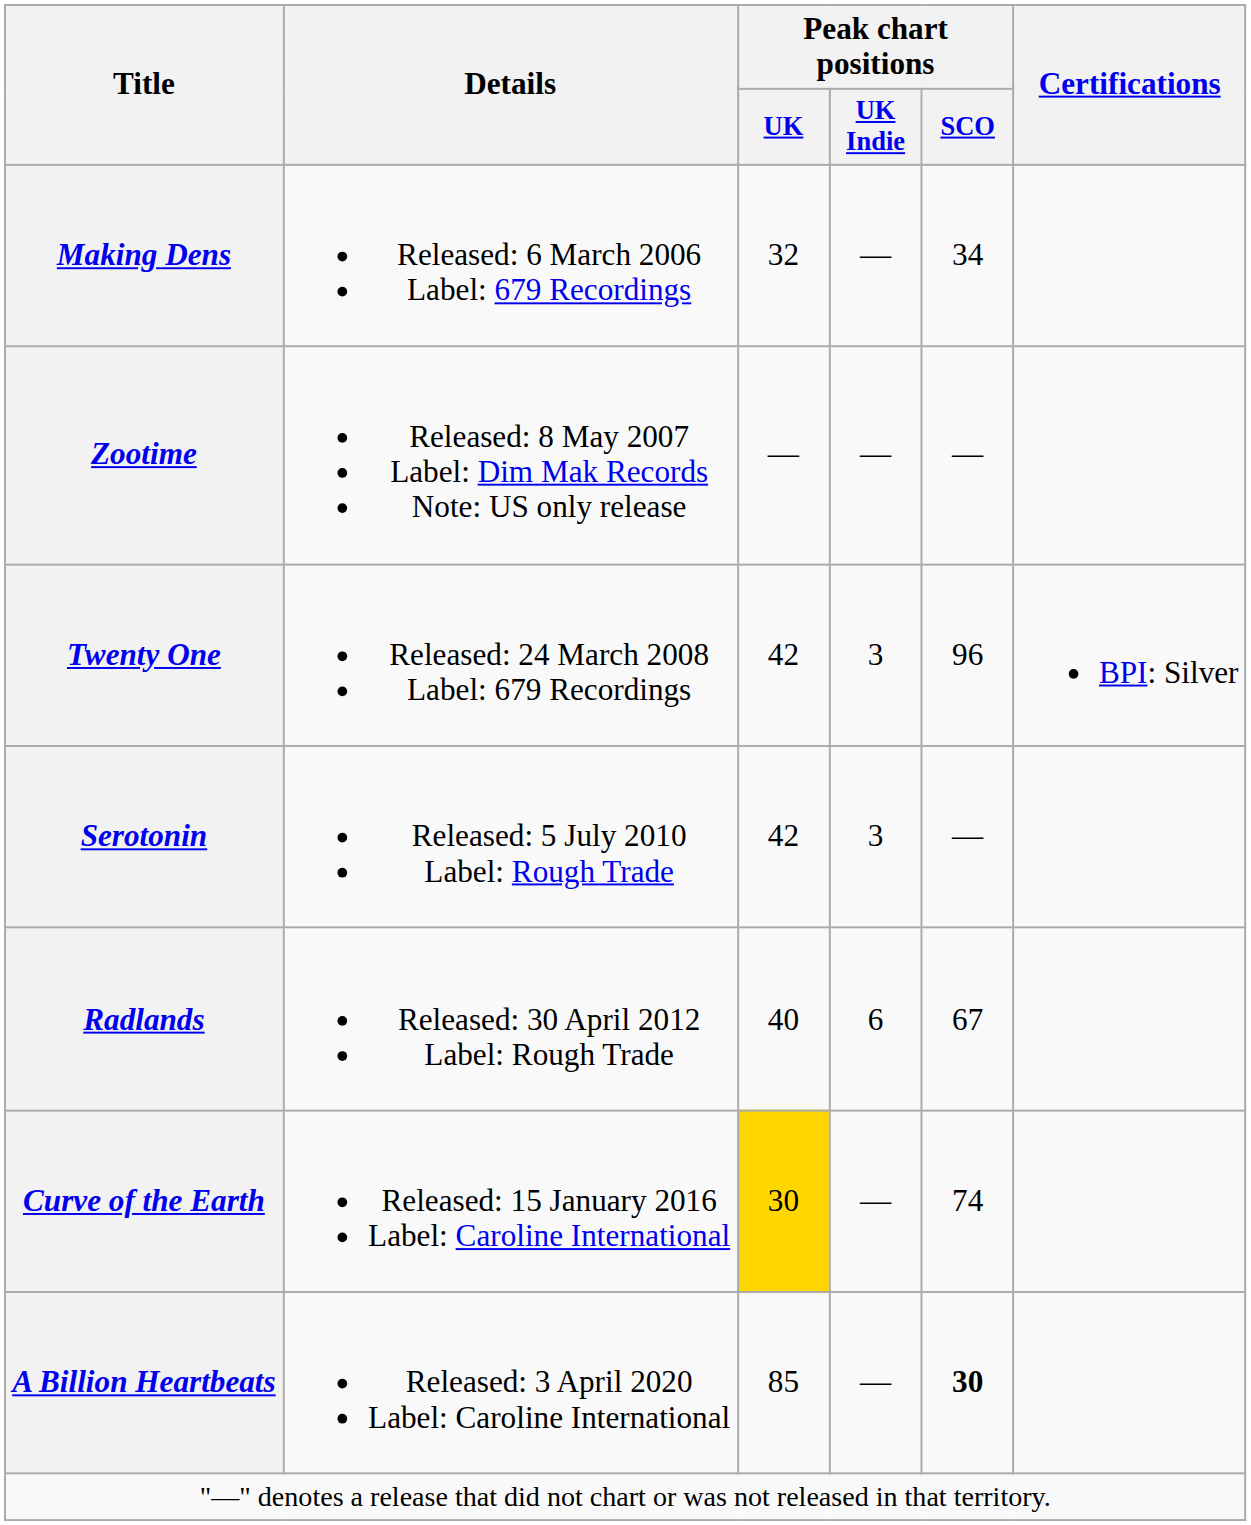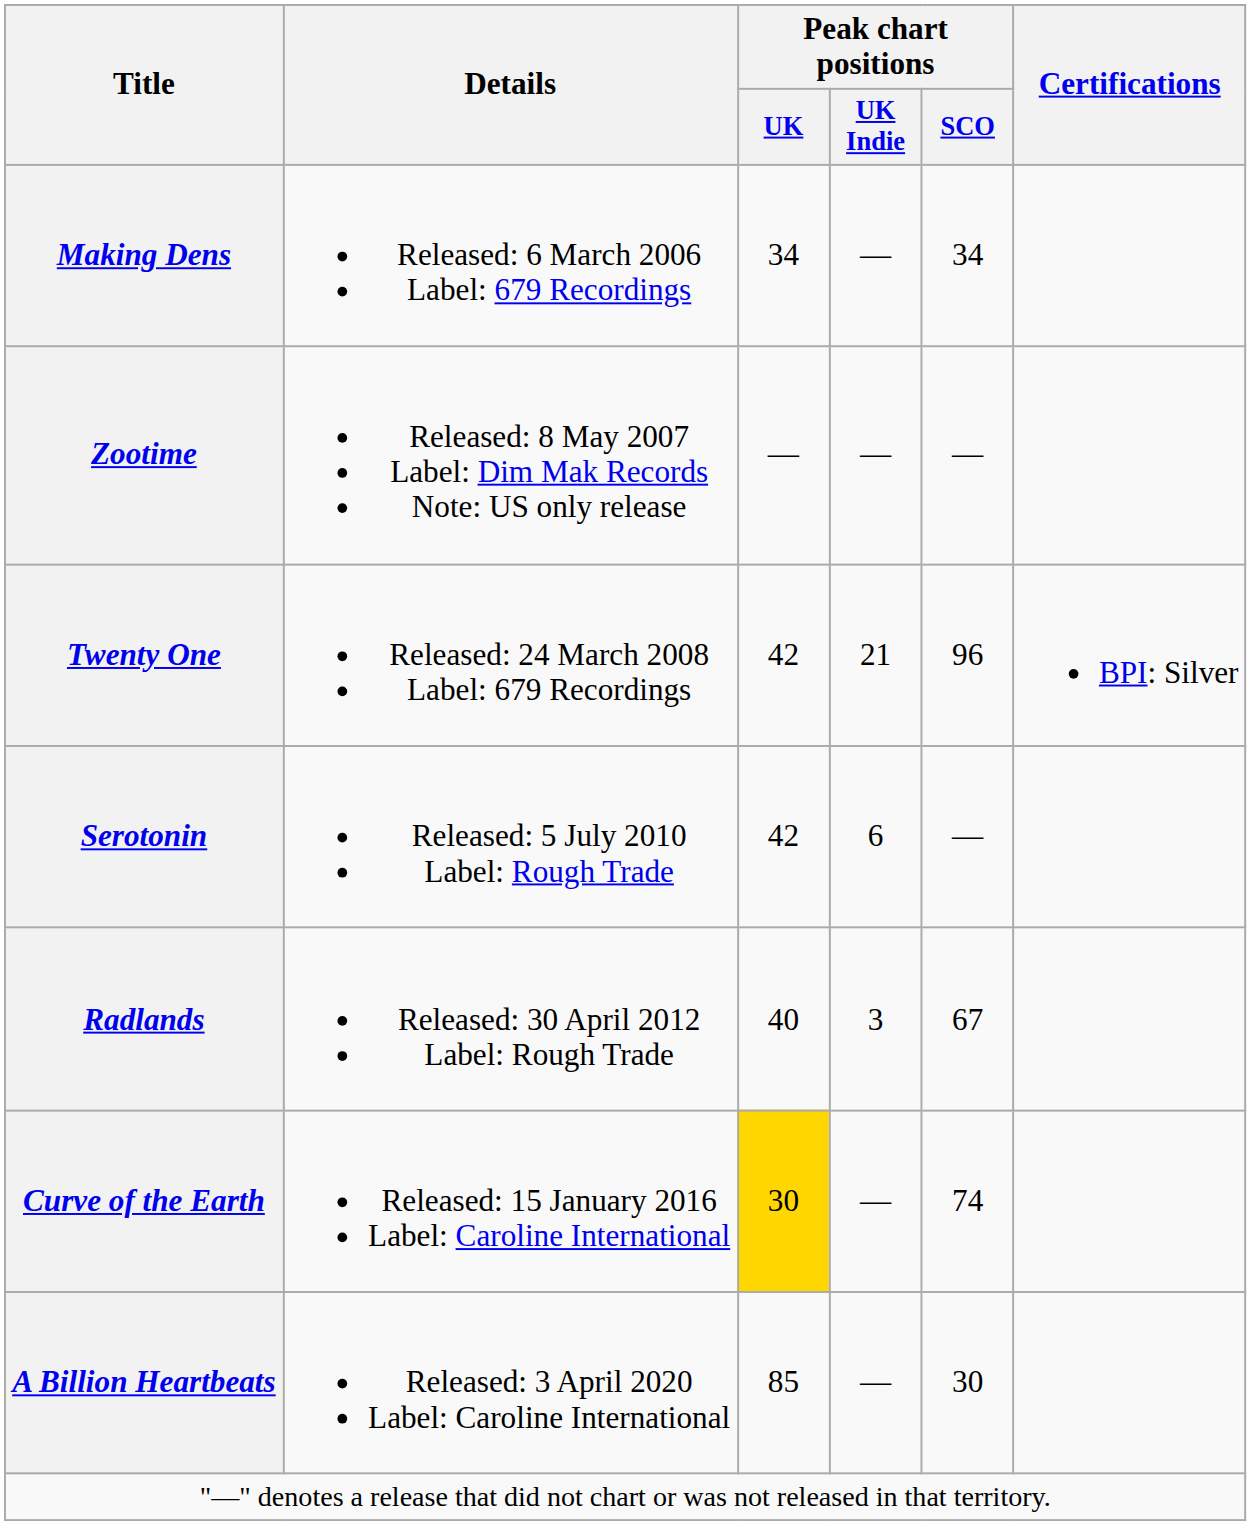(783, 255) 32 -> (783, 255) 34
(876, 654) 3 -> (876, 654) 21
(876, 836) 3 -> (876, 836) 6
(876, 1018) 6 -> (876, 1018) 3
(968, 1382) bold -> (968, 1382) normal
